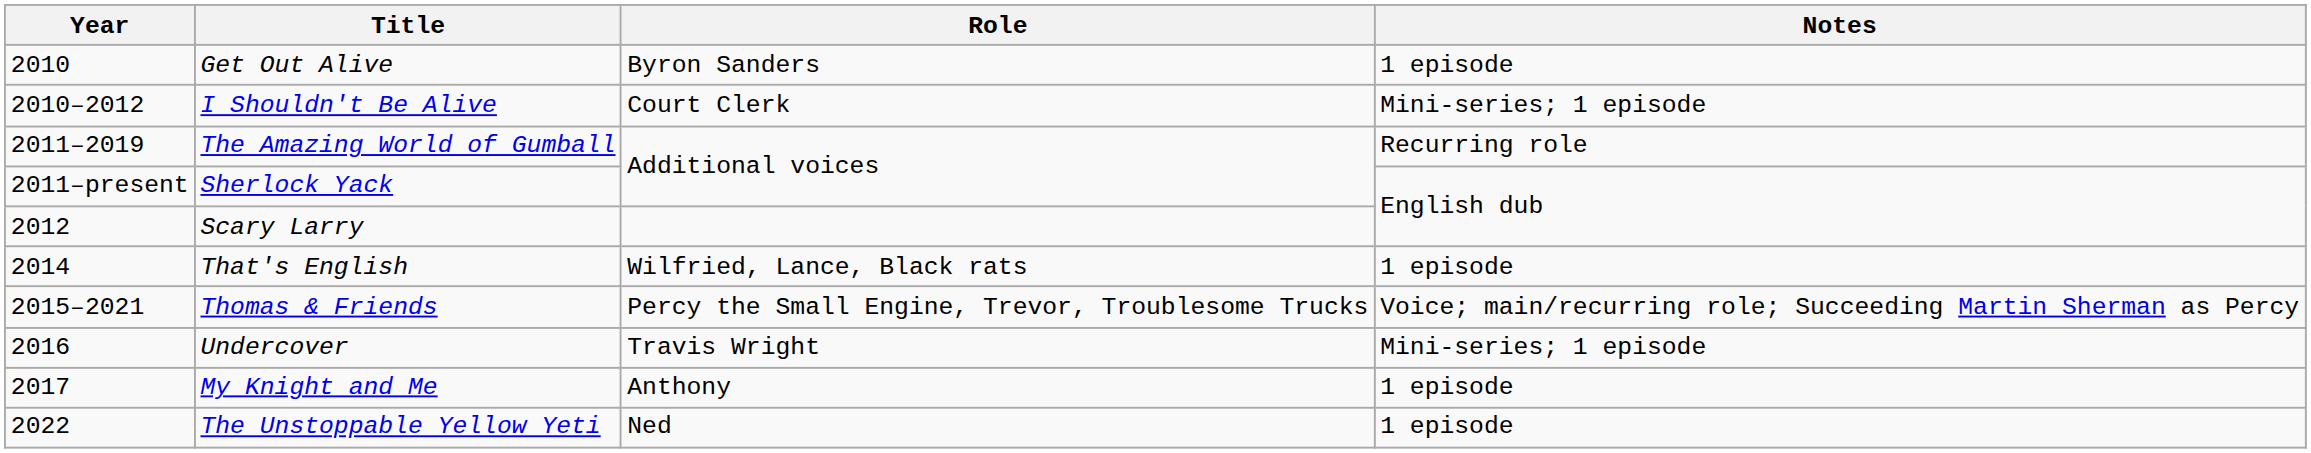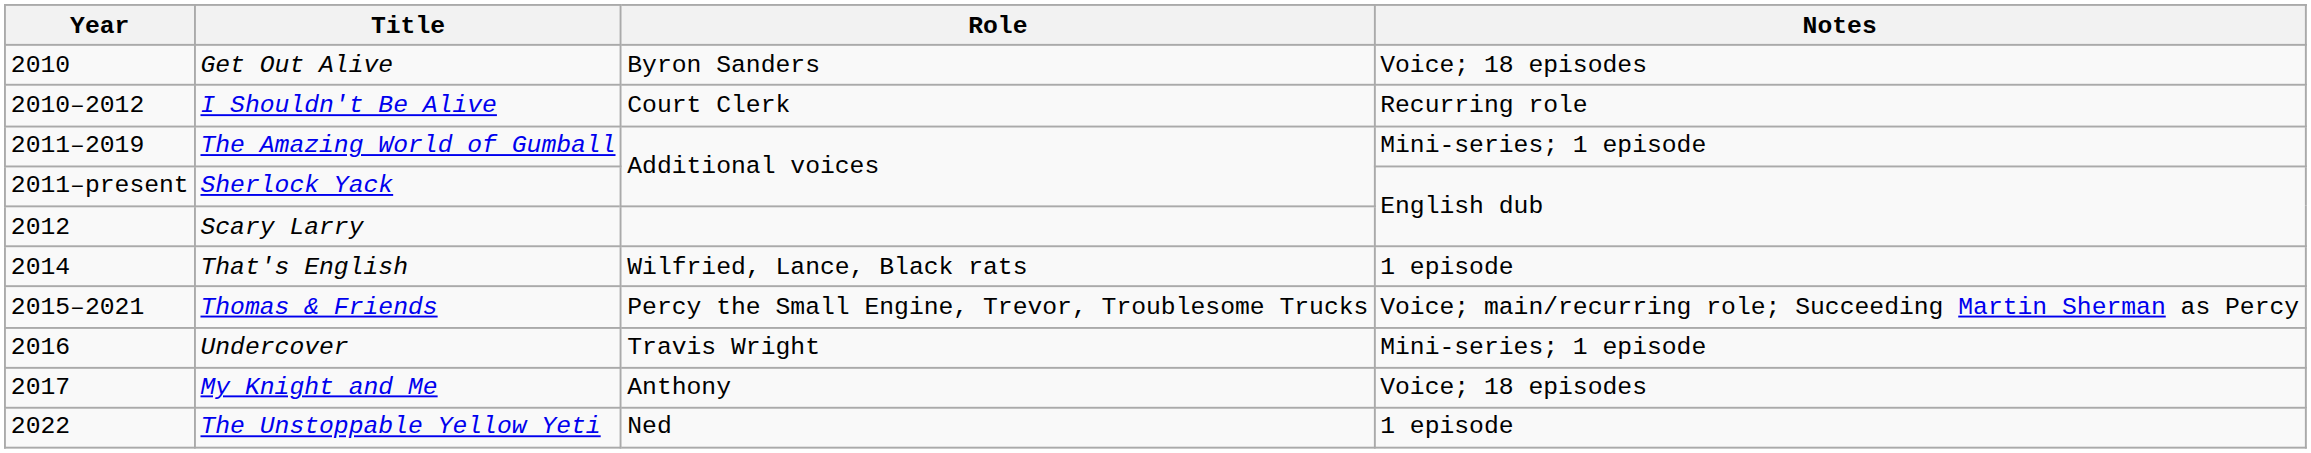(1447, 65) 1 episode -> (1514, 65) Voice; 18 episodes
(1543, 106) Mini-series; 1 episode -> (1484, 106) Recurring role
(1484, 146) Recurring role -> (1543, 146) Mini-series; 1 episode
(1447, 387) 1 episode -> (1514, 387) Voice; 18 episodes
